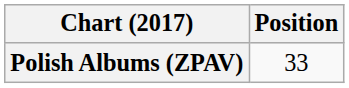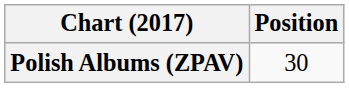(296, 62) 33 -> (296, 62) 30
